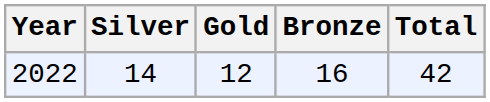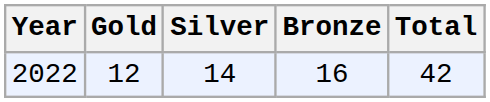columns swapped: (236, 28) <-> (141, 28)
